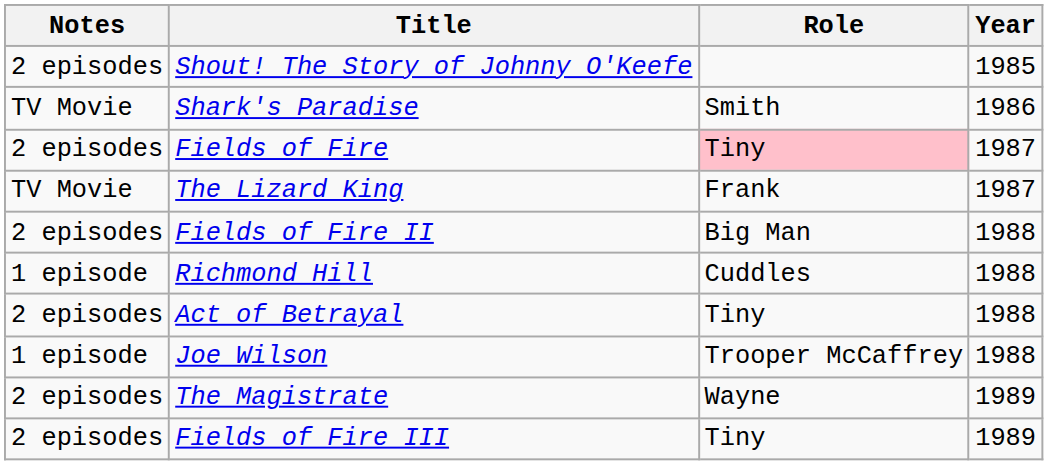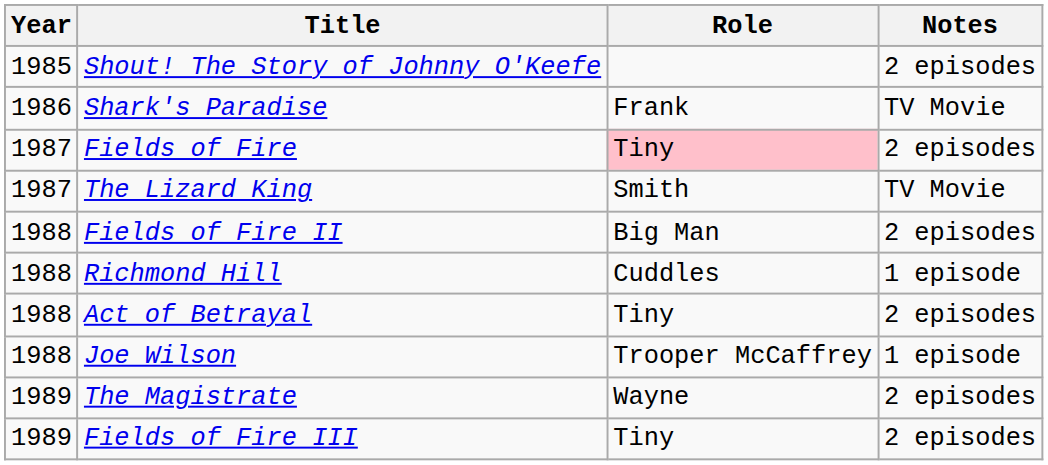columns swapped: (1006, 26) <-> (87, 26)
(743, 108) Smith -> (651, 108) Frank
(743, 191) Frank -> (651, 191) Smith
